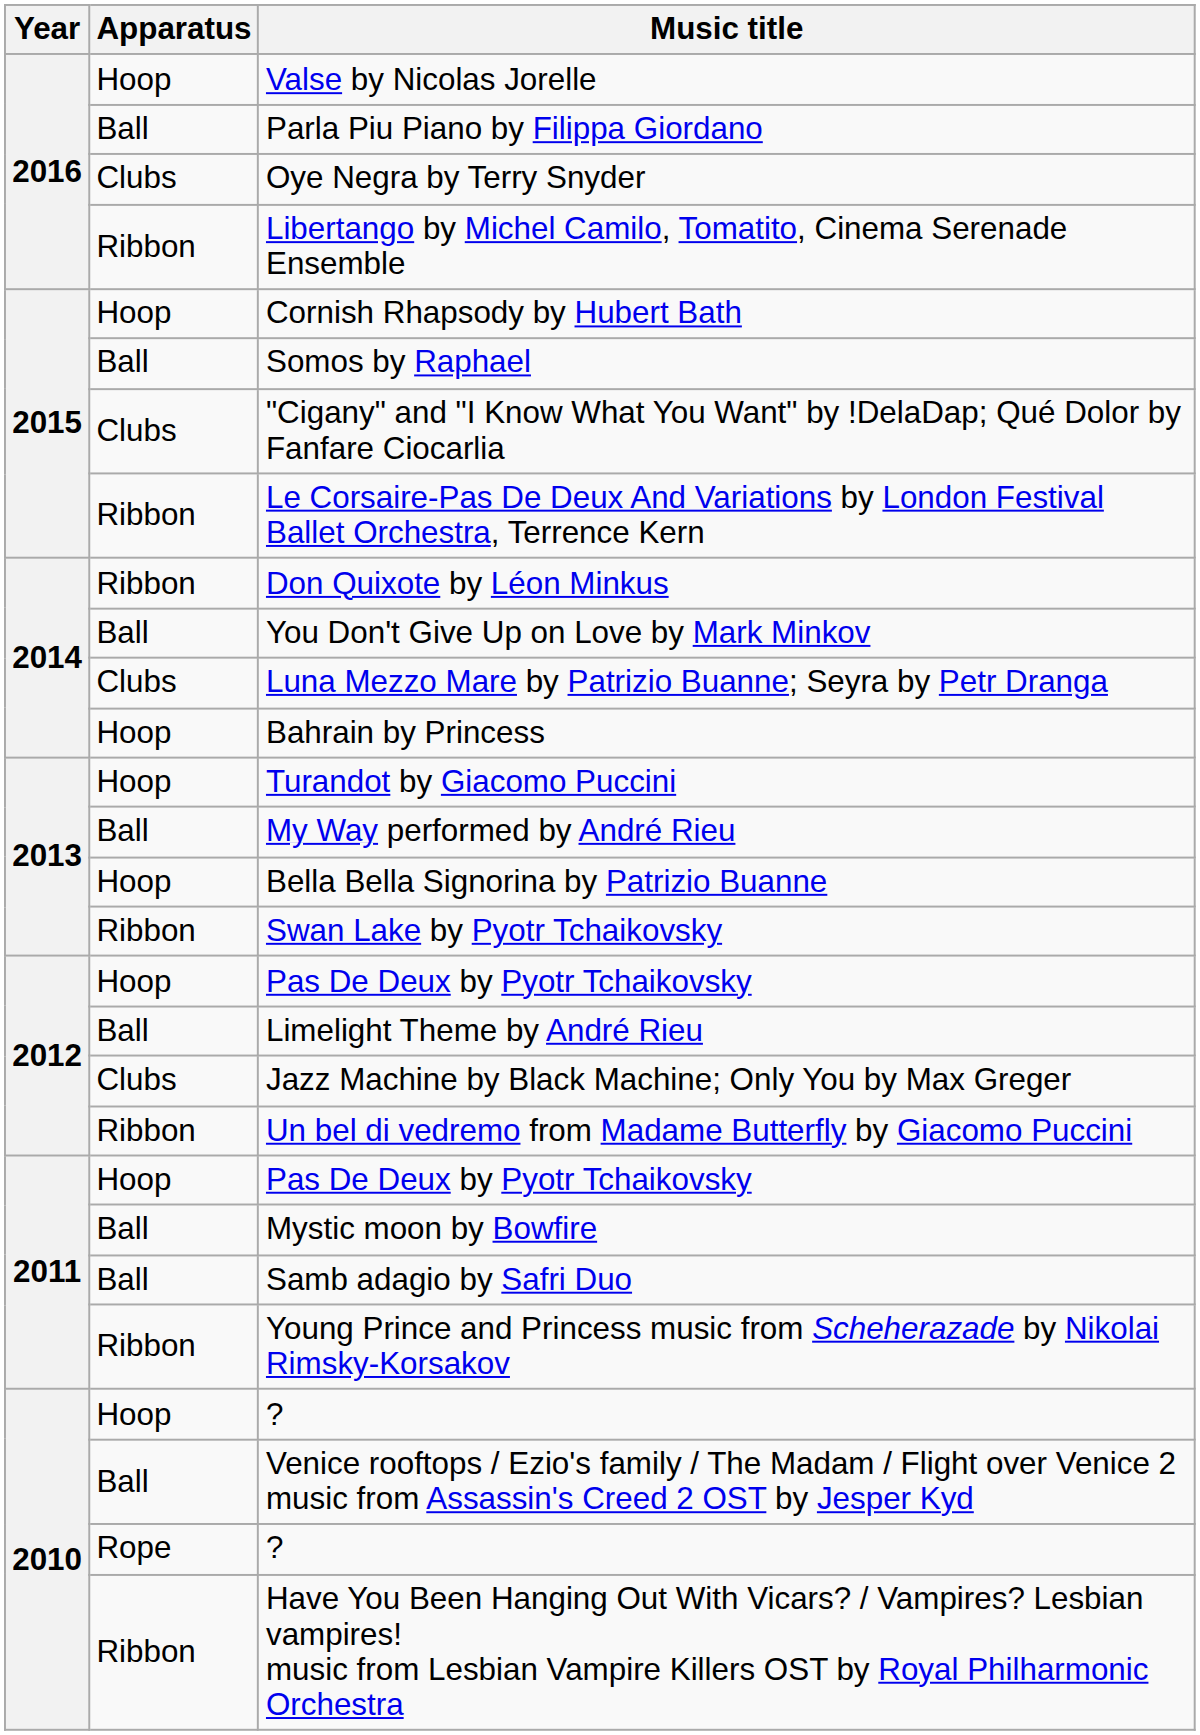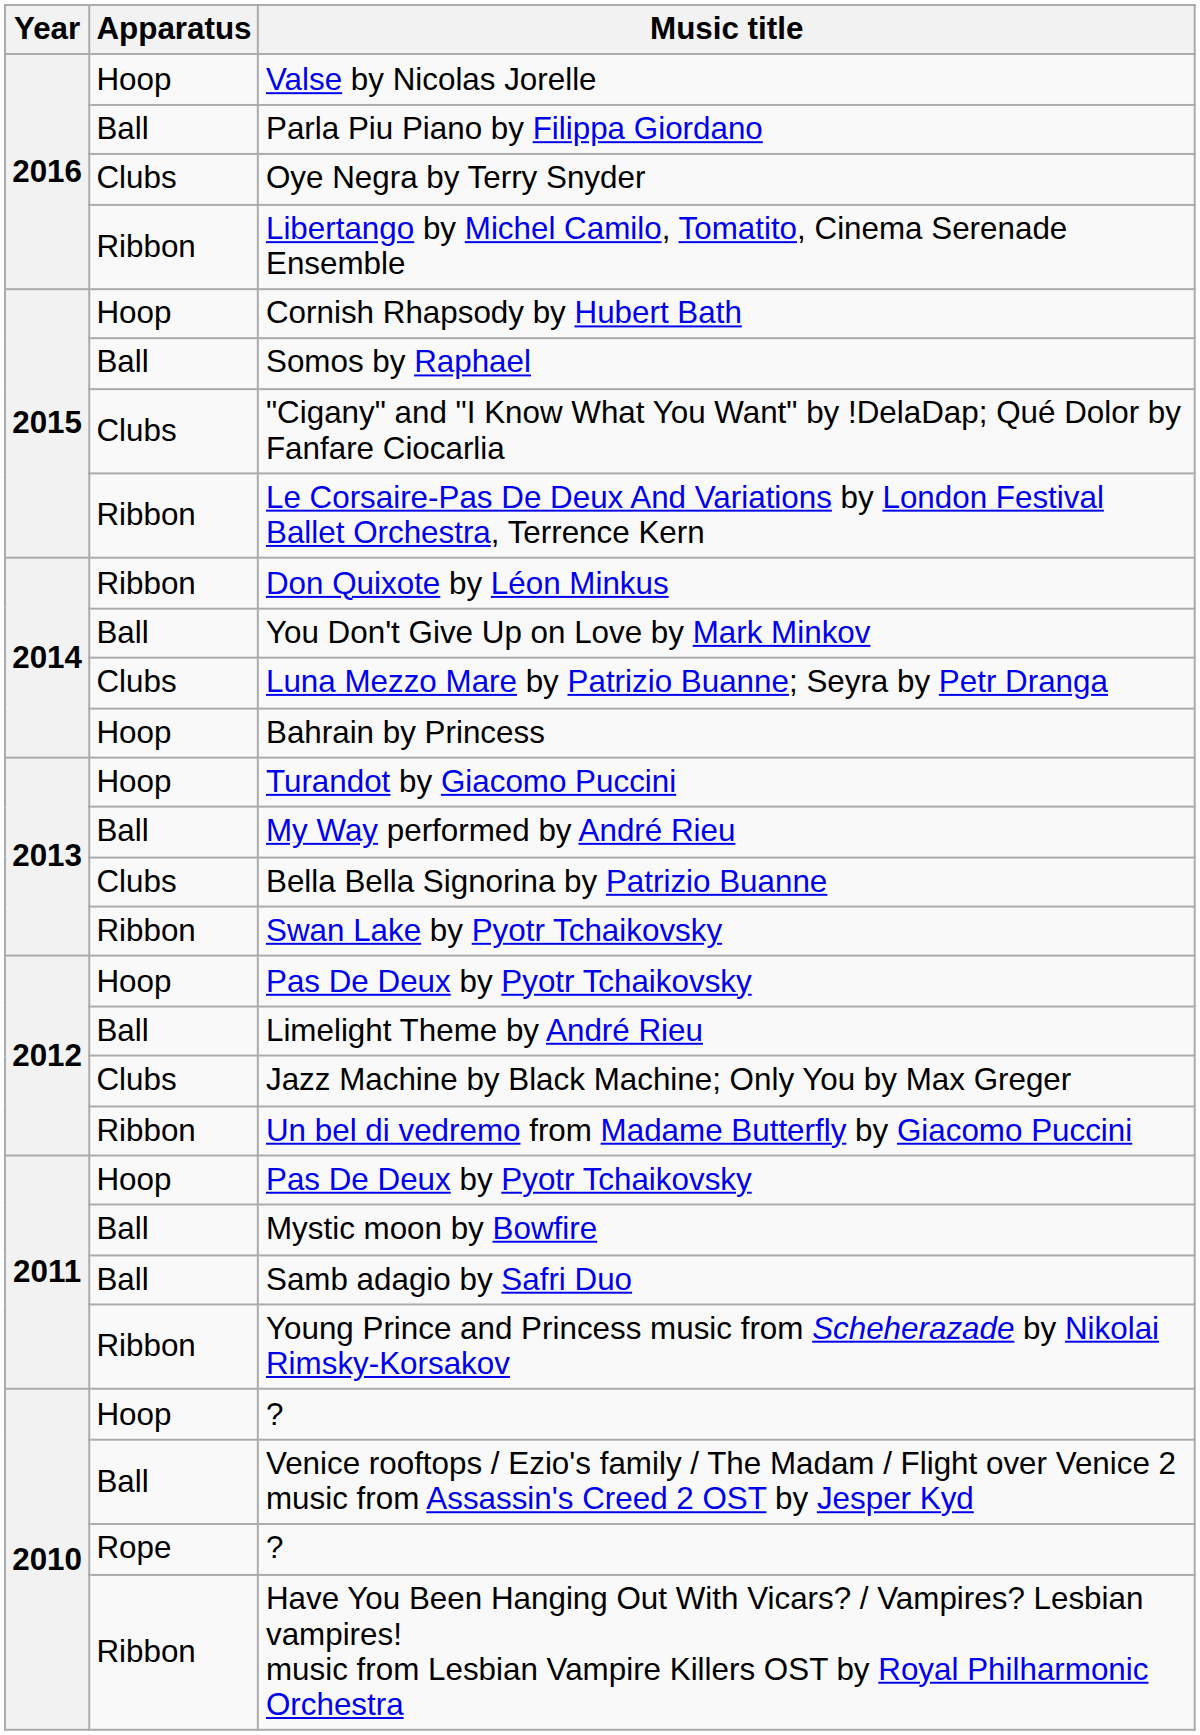(134, 881) Hoop -> (137, 881) Clubs
